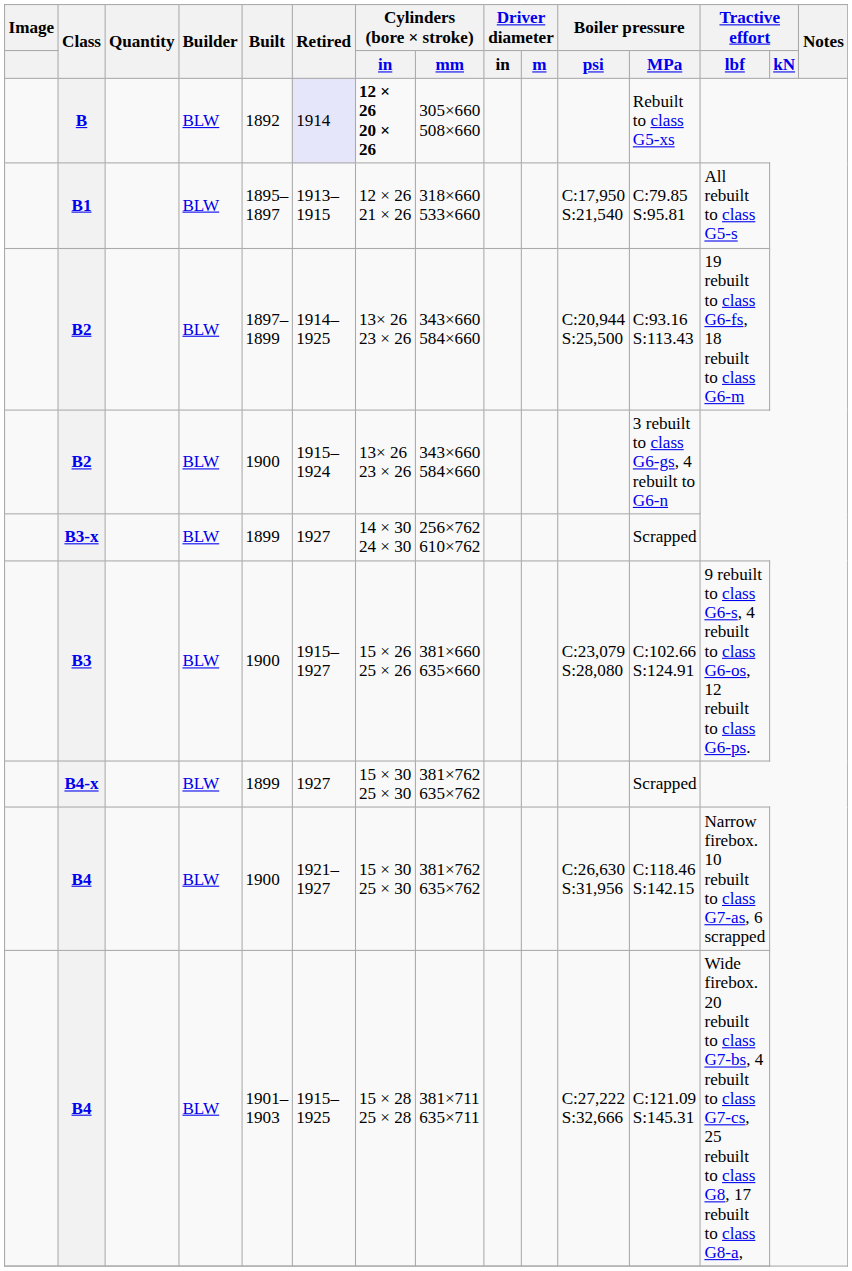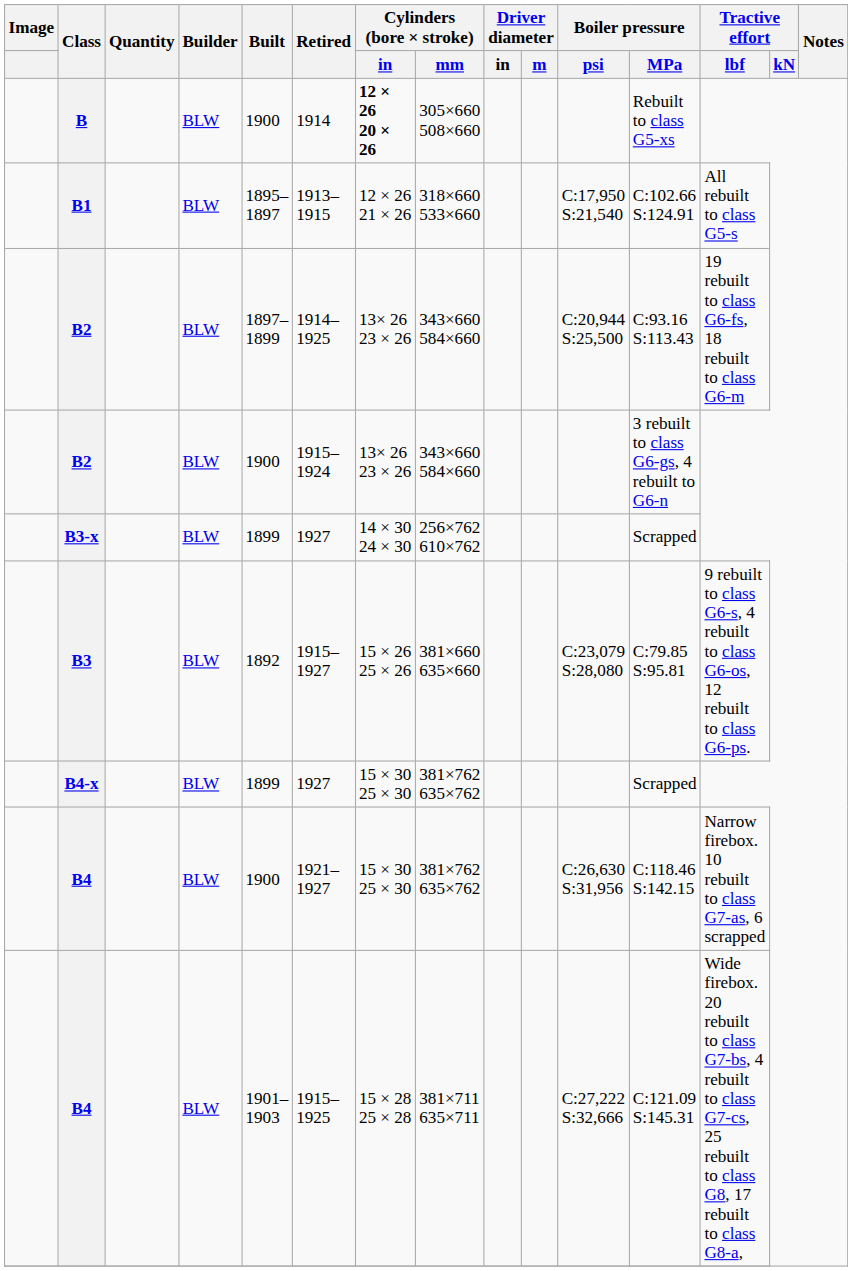(263, 120) 1892 -> (263, 120) 1900
(313, 120) lavender background -> (313, 120) no background
(660, 205) C:79.85 S:95.81 -> (664, 205) C:102.66 S:124.91
(263, 660) 1900 -> (263, 660) 1892
(664, 660) C:102.66 S:124.91 -> (660, 660) C:79.85 S:95.81
